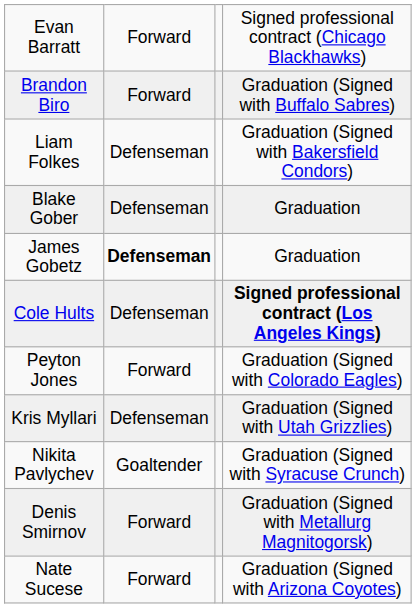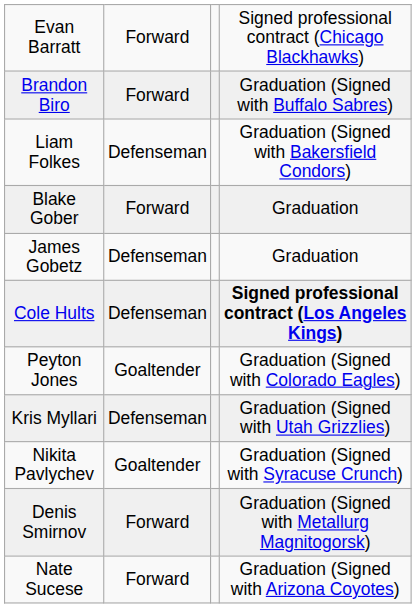(159, 209) Defenseman -> (157, 209) Forward
(159, 256) bold -> (157, 256) normal
(159, 370) Forward -> (157, 370) Goaltender
